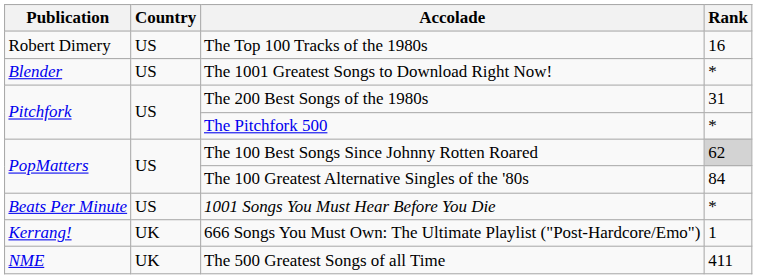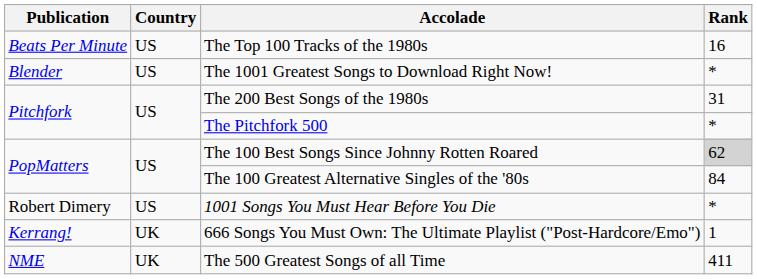(60, 44) Robert Dimery -> (68, 44) Beats Per Minute
(68, 206) Beats Per Minute -> (60, 206) Robert Dimery
